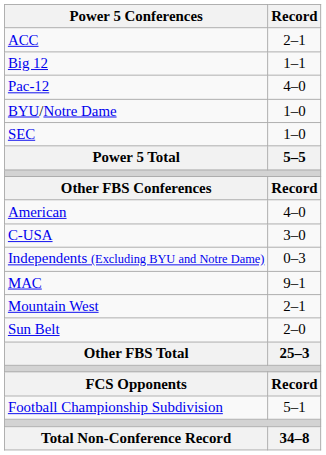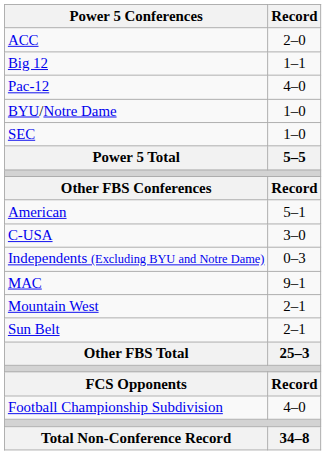(294, 39) 2–1 -> (294, 39) 2–0
(294, 211) 4–0 -> (294, 211) 5–1
(294, 329) 2–0 -> (294, 329) 2–1
(294, 407) 5–1 -> (294, 407) 4–0
